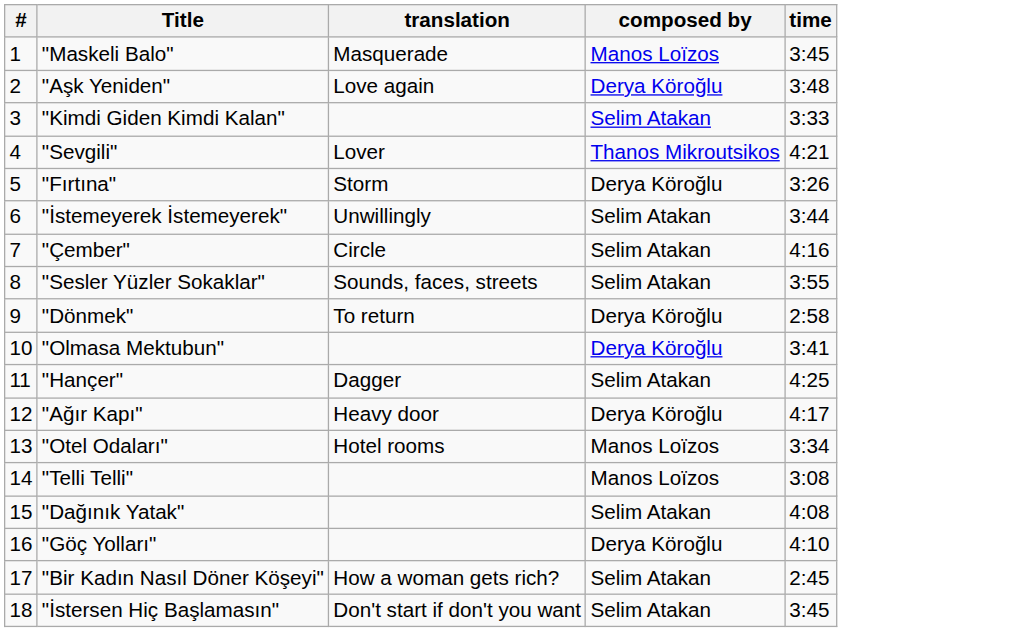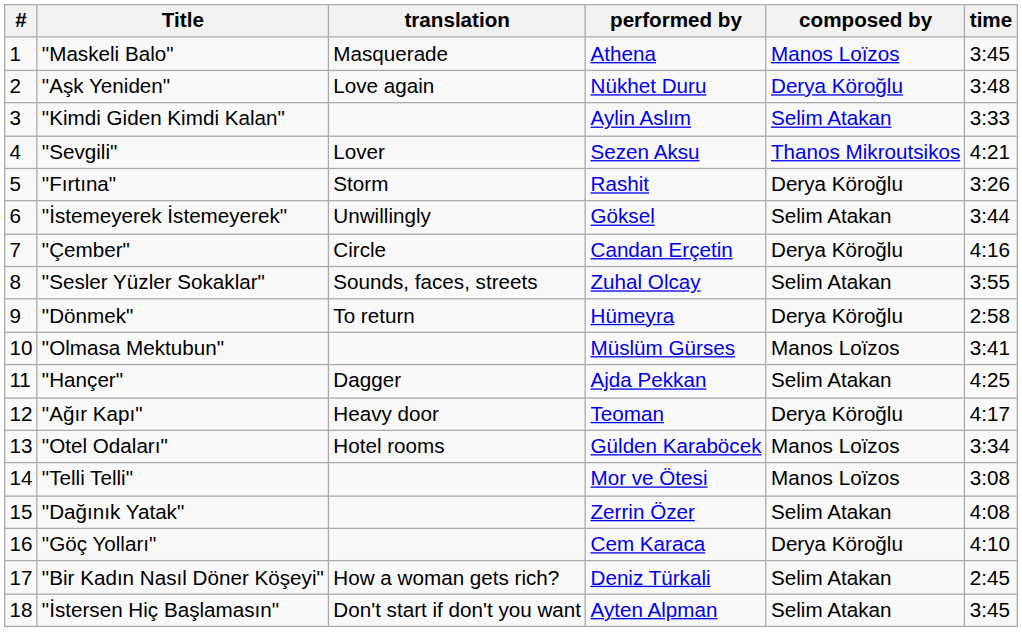+ column: (676, 20)
(651, 250) Selim Atakan -> (837, 250) Derya Köroğlu
(656, 348) Derya Köroğlu -> (835, 348) Manos Loïzos
